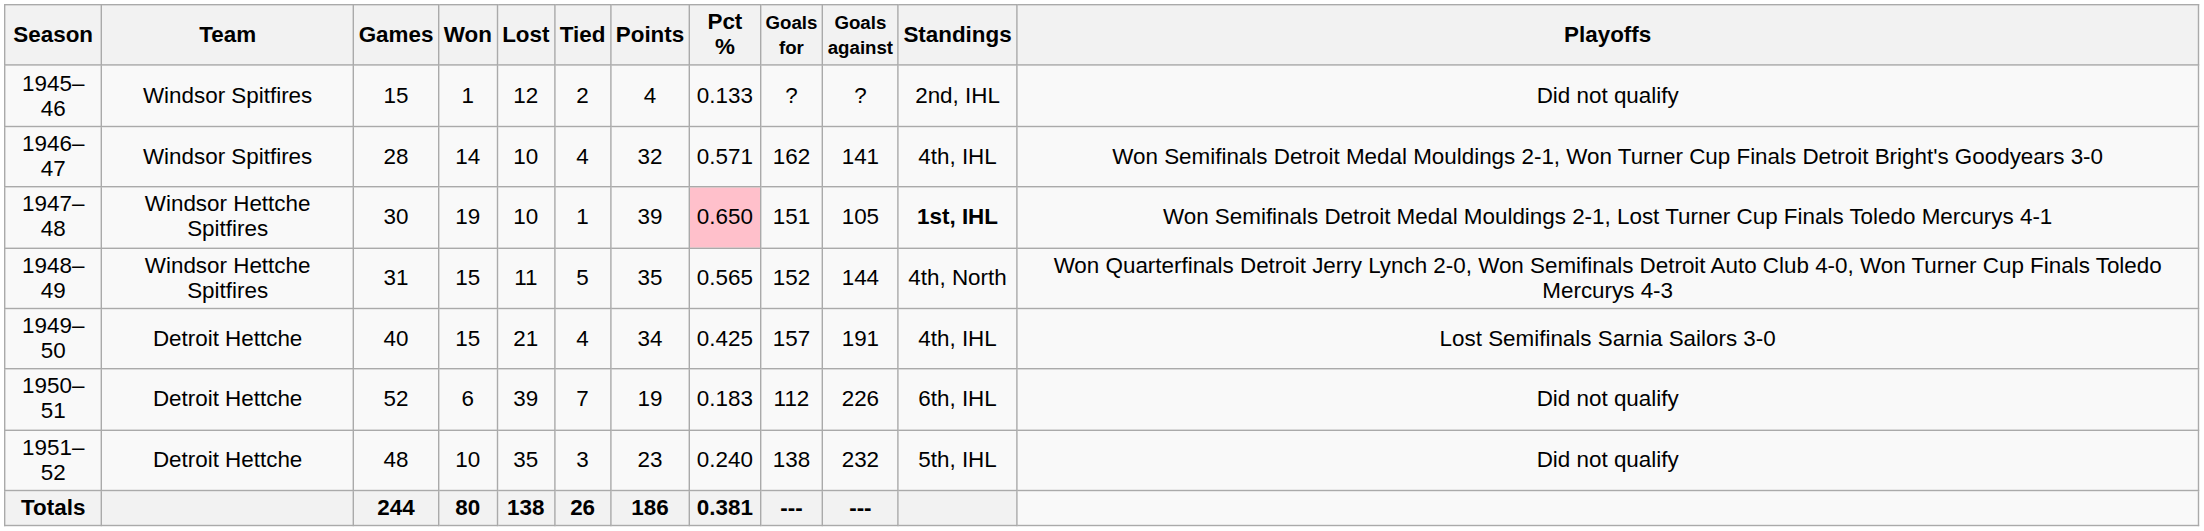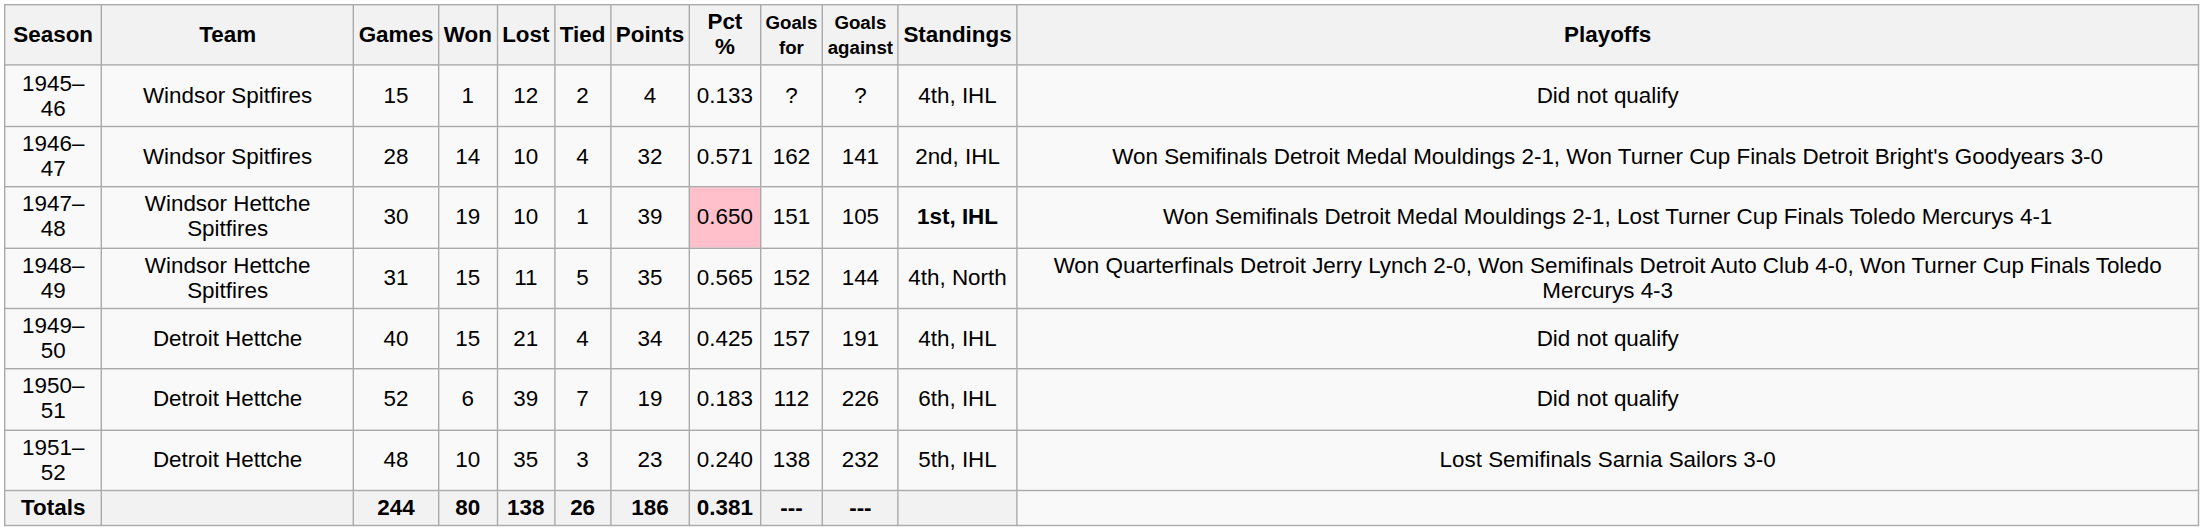(958, 95) 2nd, IHL -> (958, 95) 4th, IHL
(958, 156) 4th, IHL -> (958, 156) 2nd, IHL
(1608, 338) Lost Semifinals Sarnia Sailors 3-0 -> (1608, 338) Did not qualify
(1608, 459) Did not qualify -> (1608, 459) Lost Semifinals Sarnia Sailors 3-0
